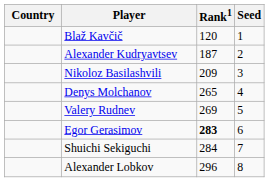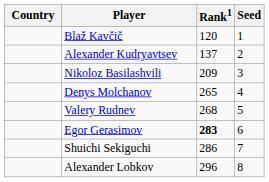(208, 54) 187 -> (208, 54) 137
(208, 110) 269 -> (208, 110) 268
(208, 148) 284 -> (208, 148) 286
